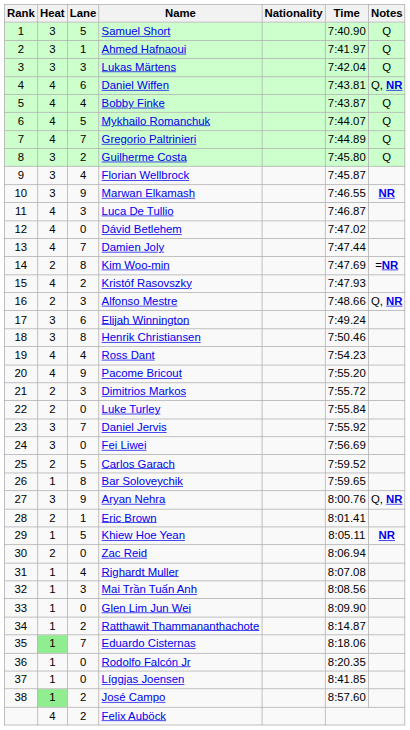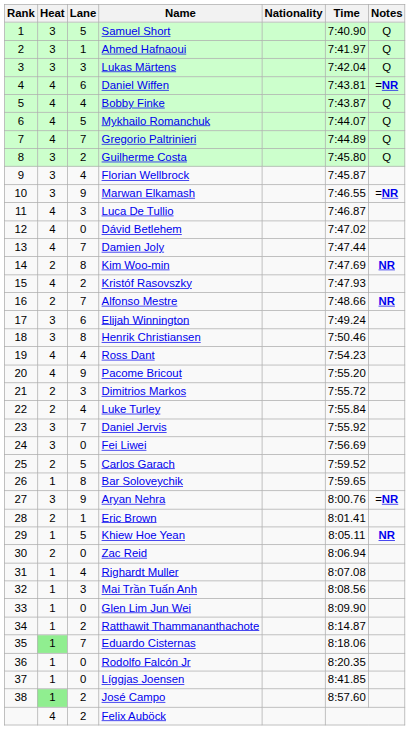(387, 85) Q, NR -> (387, 85) =NR
(387, 193) NR -> (387, 193) =NR
(387, 265) =NR -> (387, 265) NR
(83, 301) 3 -> (83, 301) 7
(387, 301) Q, NR -> (387, 301) NR
(83, 409) 0 -> (83, 409) 4
(387, 499) Q, NR -> (387, 499) =NR
